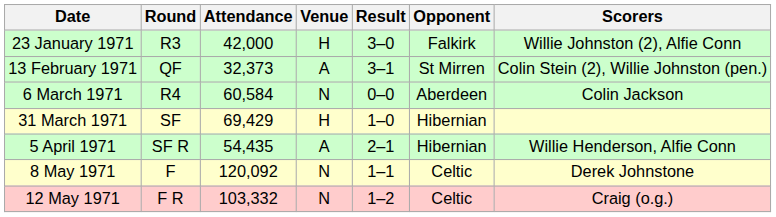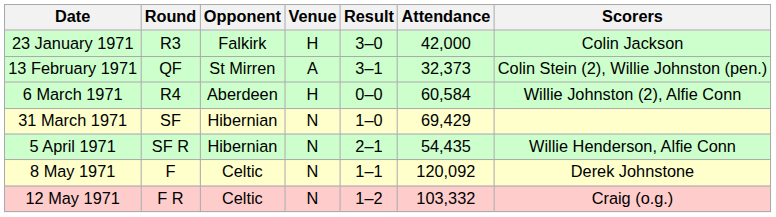columns swapped: (452, 17) <-> (248, 17)
(632, 43) Willie Johnston (2), Alfie Conn -> (633, 43) Colin Jackson
(324, 95) N -> (312, 95) H
(633, 95) Colin Jackson -> (632, 95) Willie Johnston (2), Alfie Conn
(324, 120) H -> (312, 120) N
(324, 146) A -> (312, 146) N
